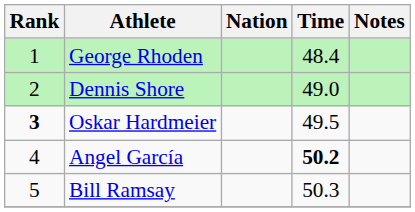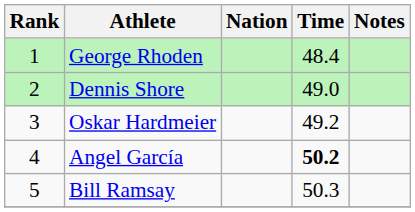(34, 122) bold -> (34, 122) normal
(321, 122) 49.5 -> (321, 122) 49.2
